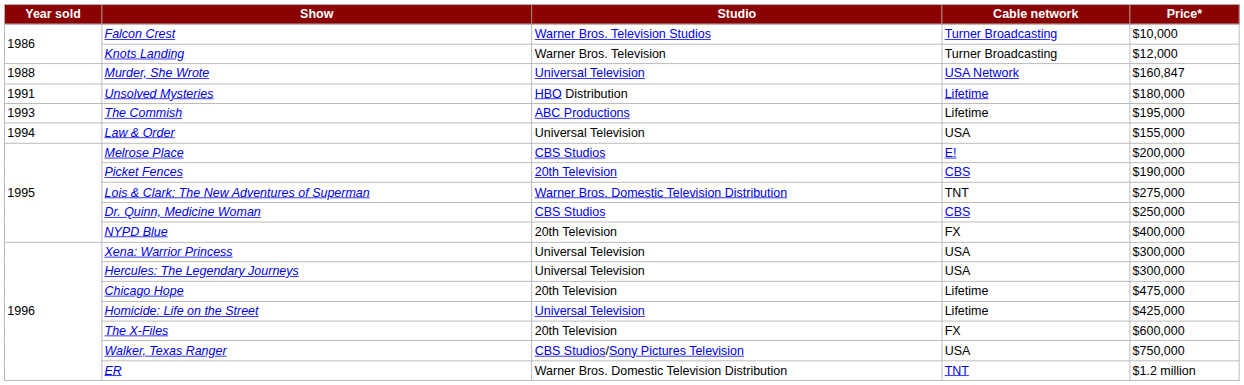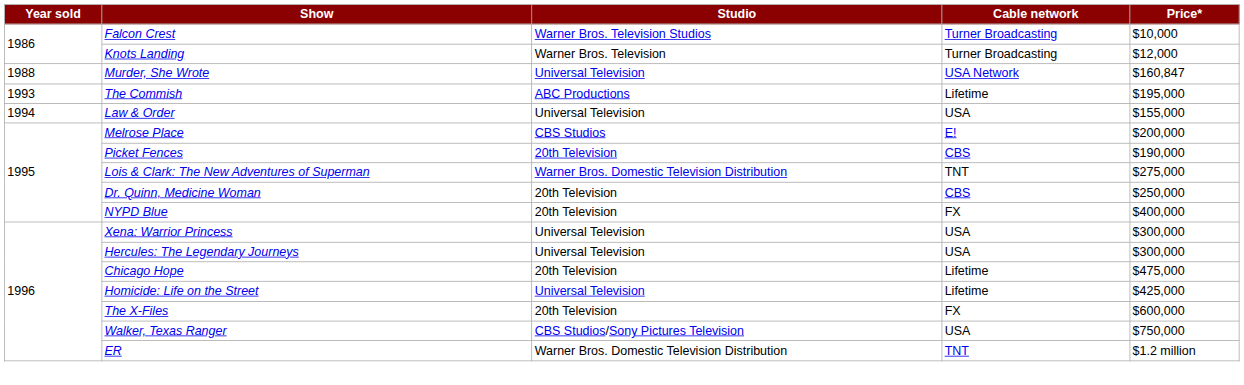- row: (159, 93)
(570, 212) CBS Studios -> (576, 192) 20th Television
